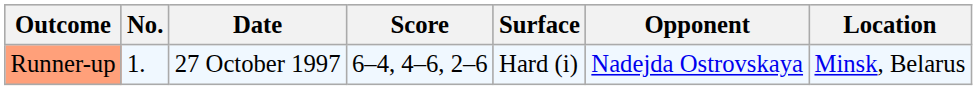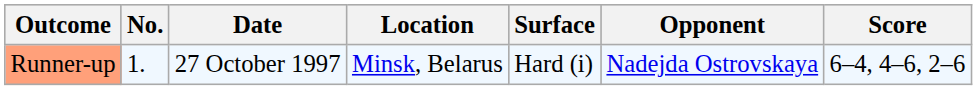columns swapped: (890, 24) <-> (420, 24)
